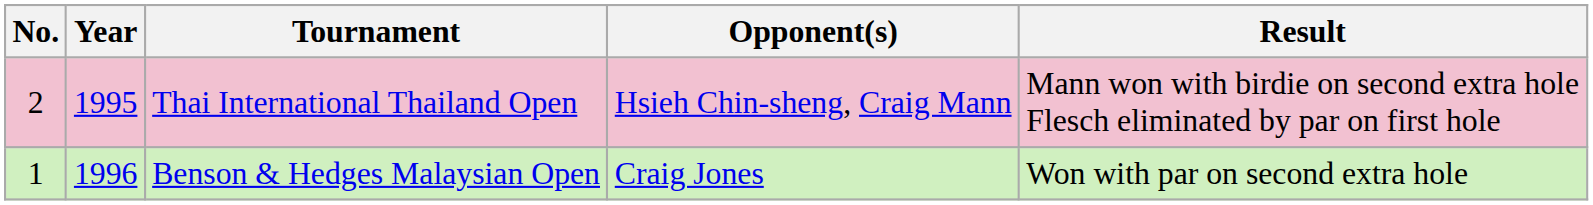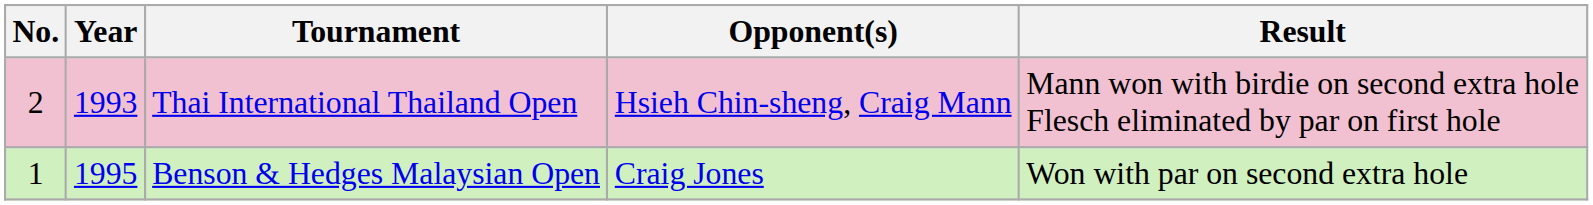(106, 102) 1995 -> (106, 102) 1993
(106, 173) 1996 -> (106, 173) 1995
